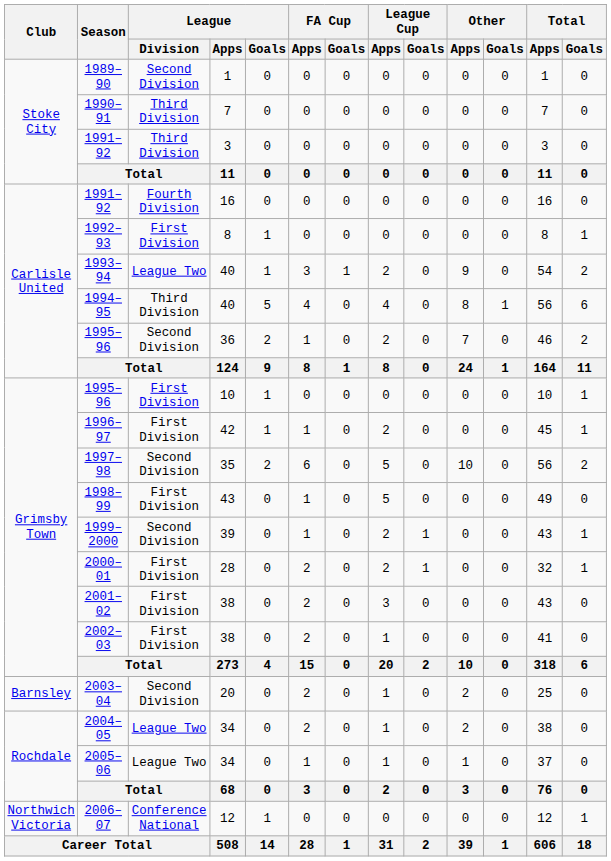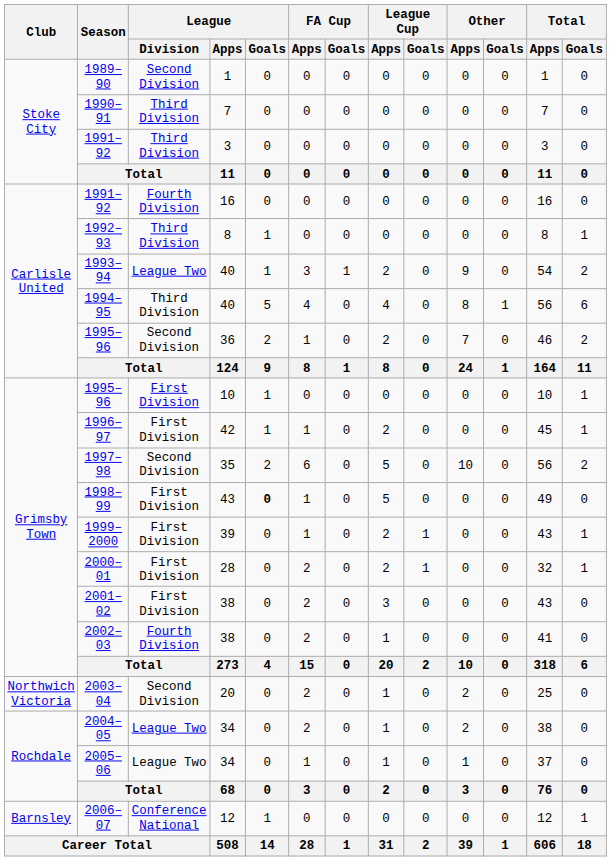(169, 236) First Division -> (169, 236) Third Division
(267, 500) normal -> (267, 500) bold
(169, 534) Second Division -> (169, 534) First Division
(169, 639) First Division -> (169, 639) Fourth Division
(41, 694) Barnsley -> (41, 694) Northwich Victoria
(41, 818) Northwich Victoria -> (41, 818) Barnsley
